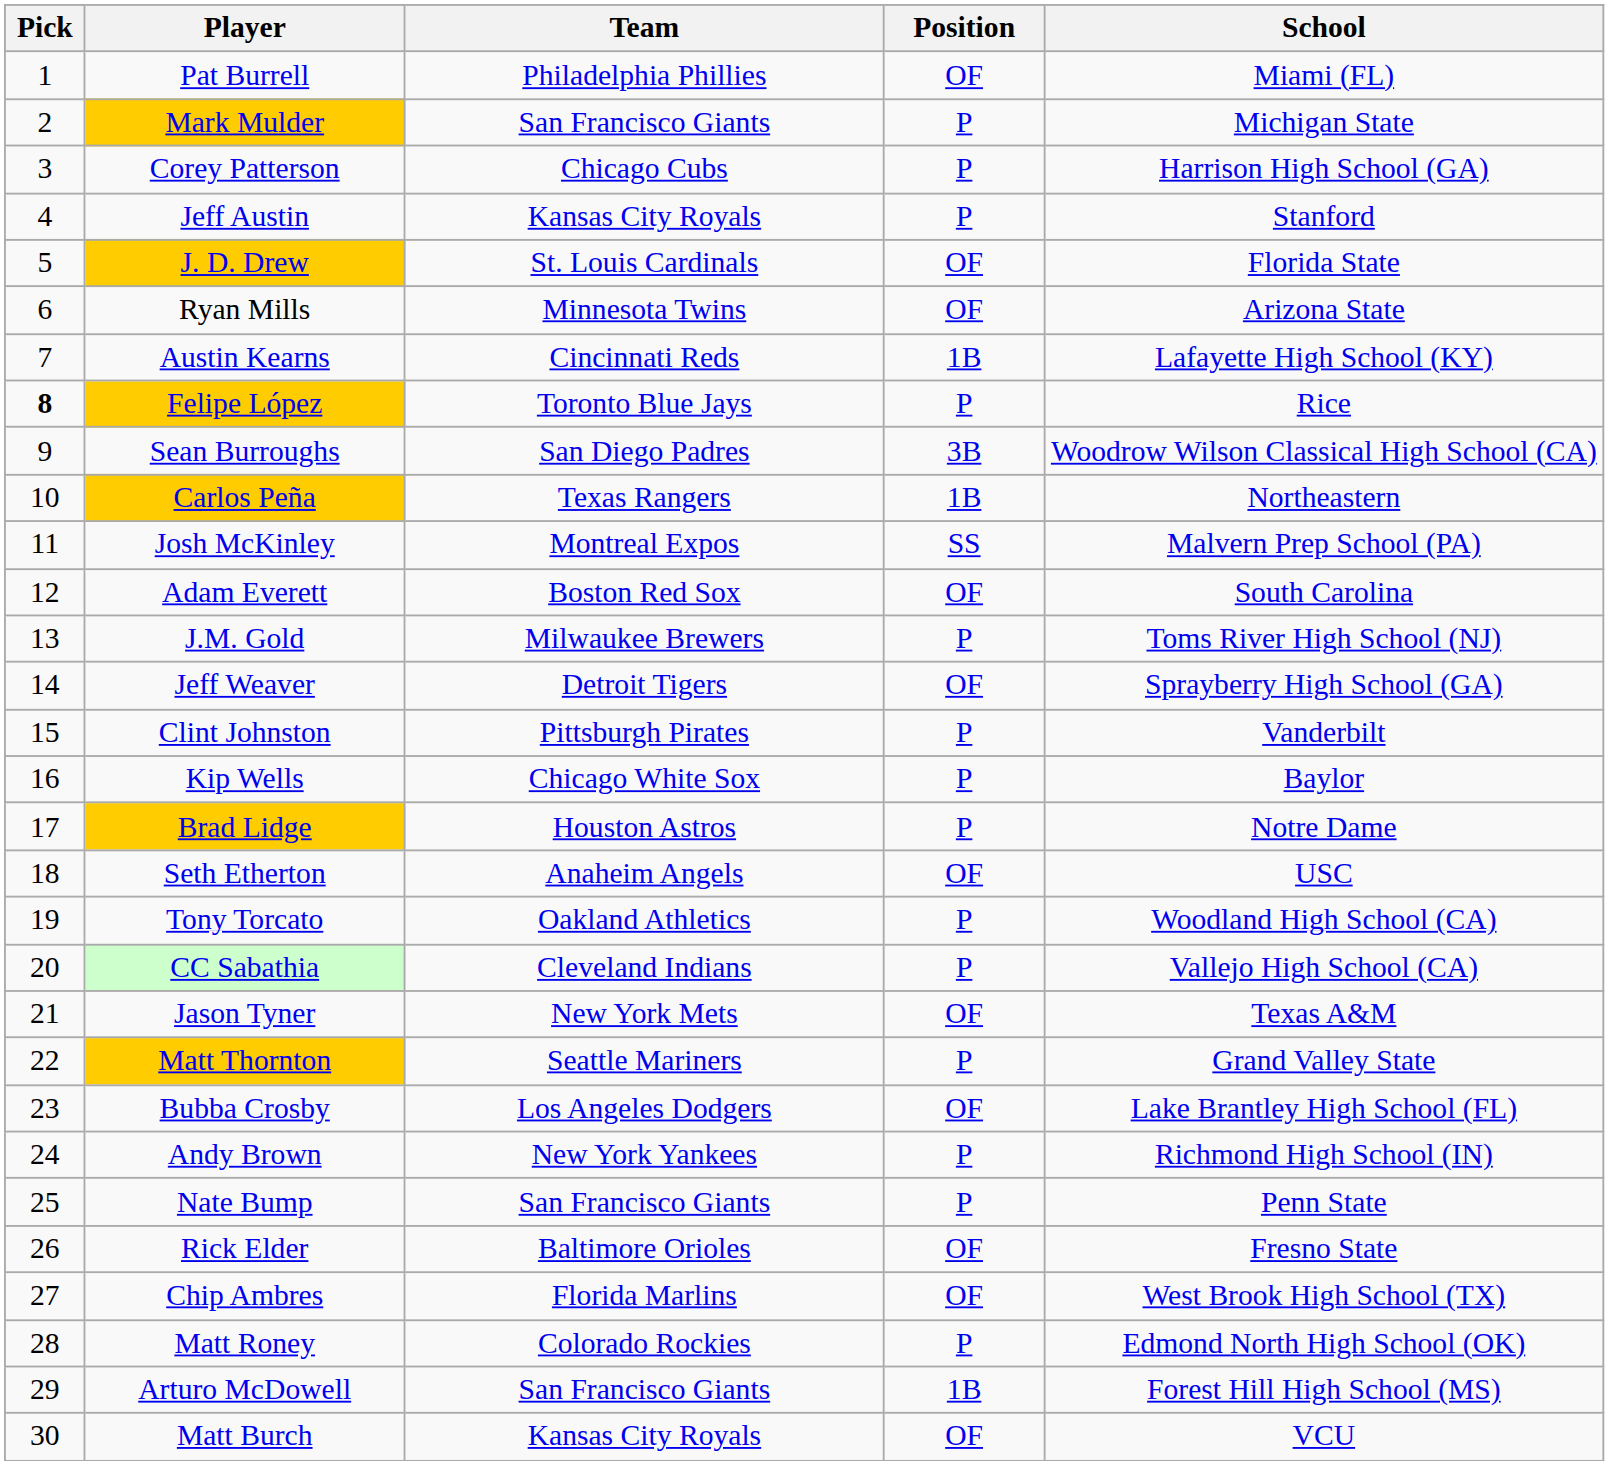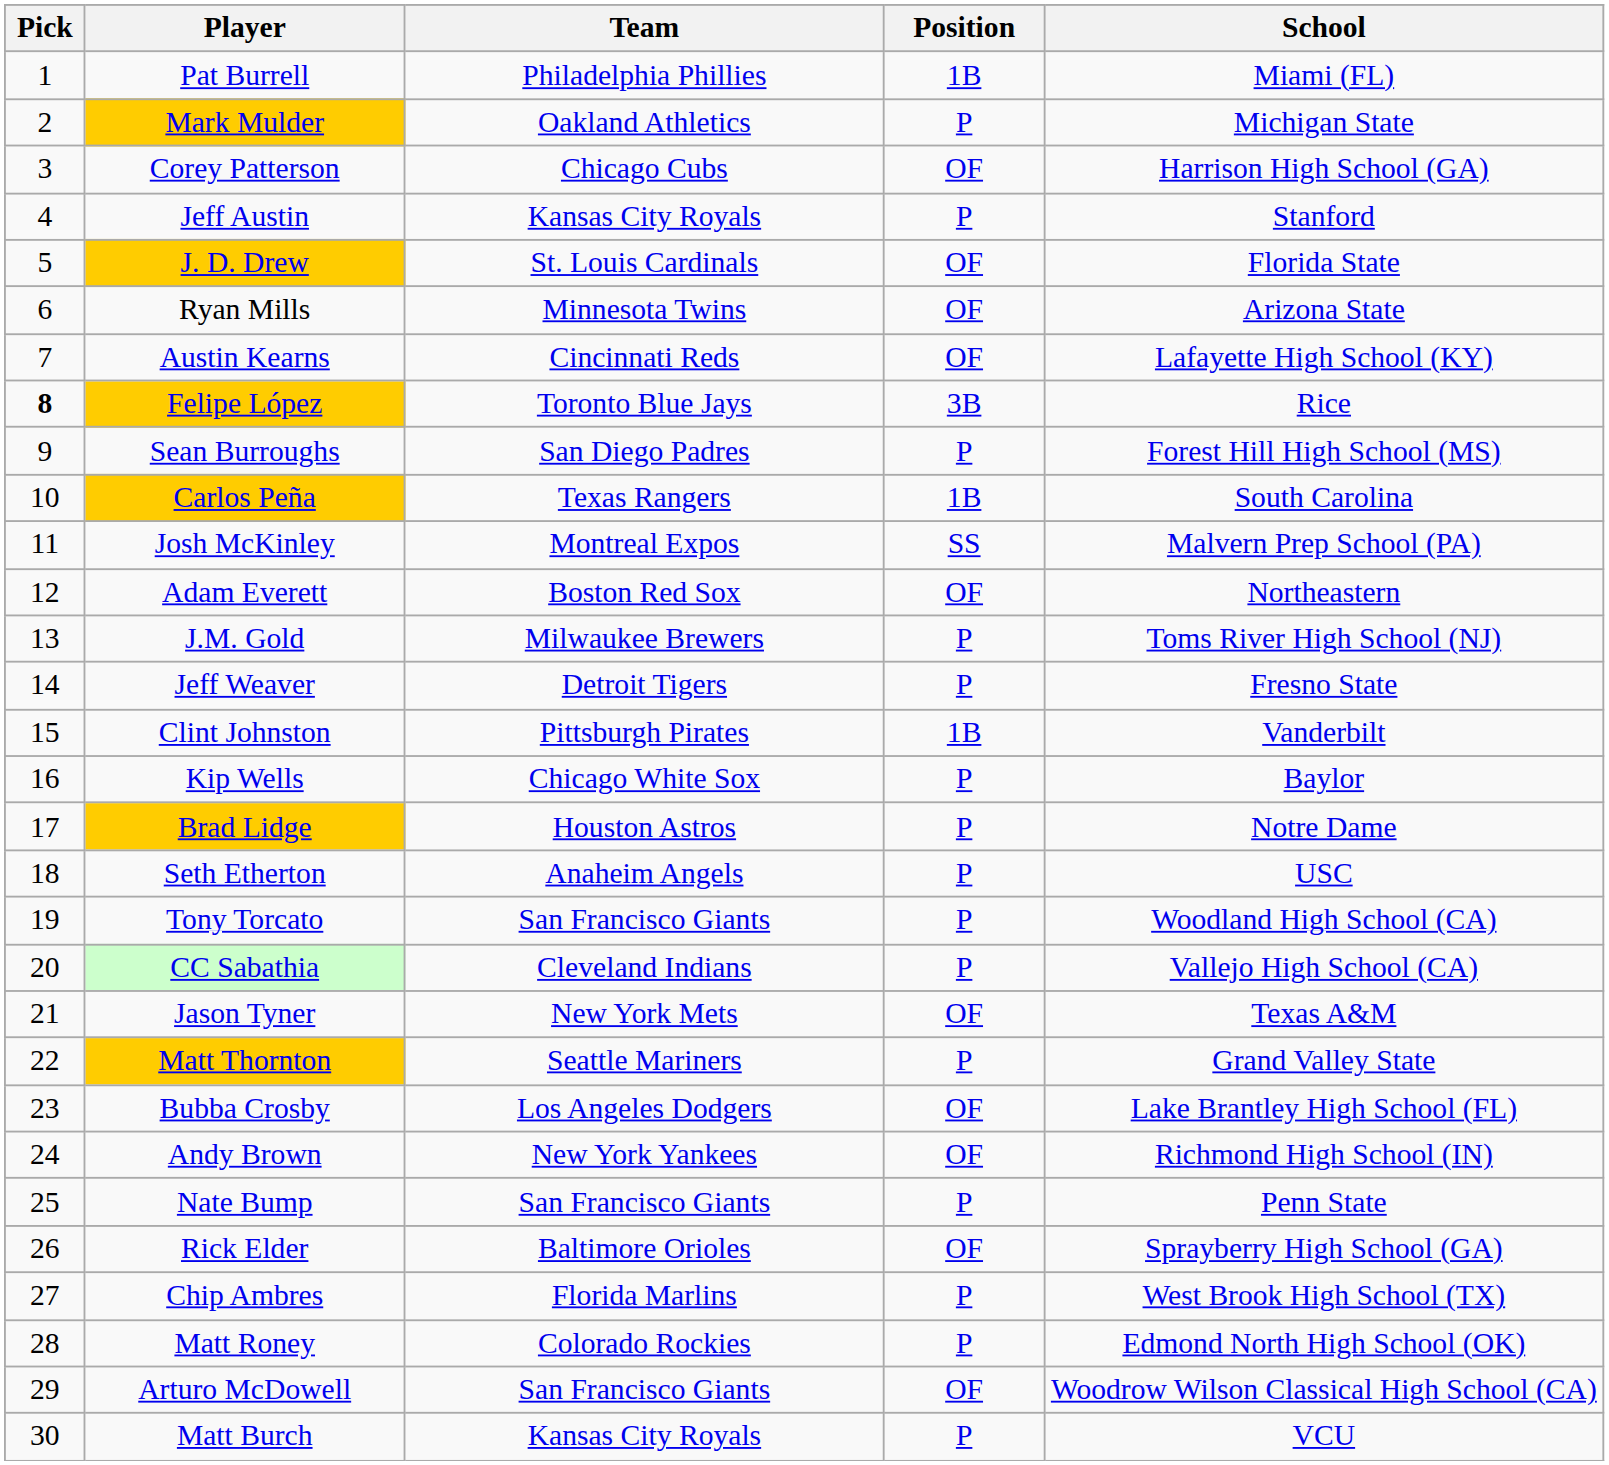(964, 74) OF -> (964, 74) 1B
(644, 121) San Francisco Giants -> (644, 121) Oakland Athletics
(964, 168) P -> (964, 168) OF
(964, 356) 1B -> (964, 356) OF
(964, 403) P -> (964, 403) 3B
(964, 450) 3B -> (964, 450) P
(1324, 450) Woodrow Wilson Classical High School (CA) -> (1324, 450) Forest Hill High School (MS)
(1324, 497) Northeastern -> (1324, 497) South Carolina
(1324, 591) South Carolina -> (1324, 591) Northeastern
(964, 685) OF -> (964, 685) P
(1324, 685) Sprayberry High School (GA) -> (1324, 685) Fresno State
(964, 732) P -> (964, 732) 1B
(964, 872) OF -> (964, 872) P
(644, 919) Oakland Athletics -> (644, 919) San Francisco Giants
(964, 1154) P -> (964, 1154) OF
(1324, 1248) Fresno State -> (1324, 1248) Sprayberry High School (GA)
(964, 1295) OF -> (964, 1295) P
(964, 1389) 1B -> (964, 1389) OF
(1324, 1389) Forest Hill High School (MS) -> (1324, 1389) Woodrow Wilson Classical High School (CA)
(964, 1436) OF -> (964, 1436) P
